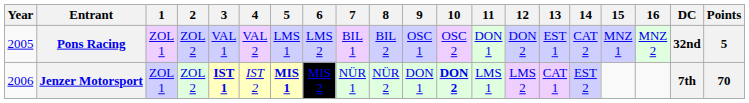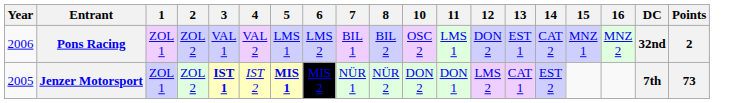- column: (420, 14)
(20, 43) 2005 -> (20, 43) 2006
(488, 43) DON 1 -> (454, 43) LMS 1
(724, 43) 5 -> (689, 43) 2
(20, 80) 2006 -> (20, 80) 2005
(454, 80) bold -> (420, 80) normal
(488, 80) LMS 1 -> (454, 80) DON 1
(724, 80) 70 -> (689, 80) 73
